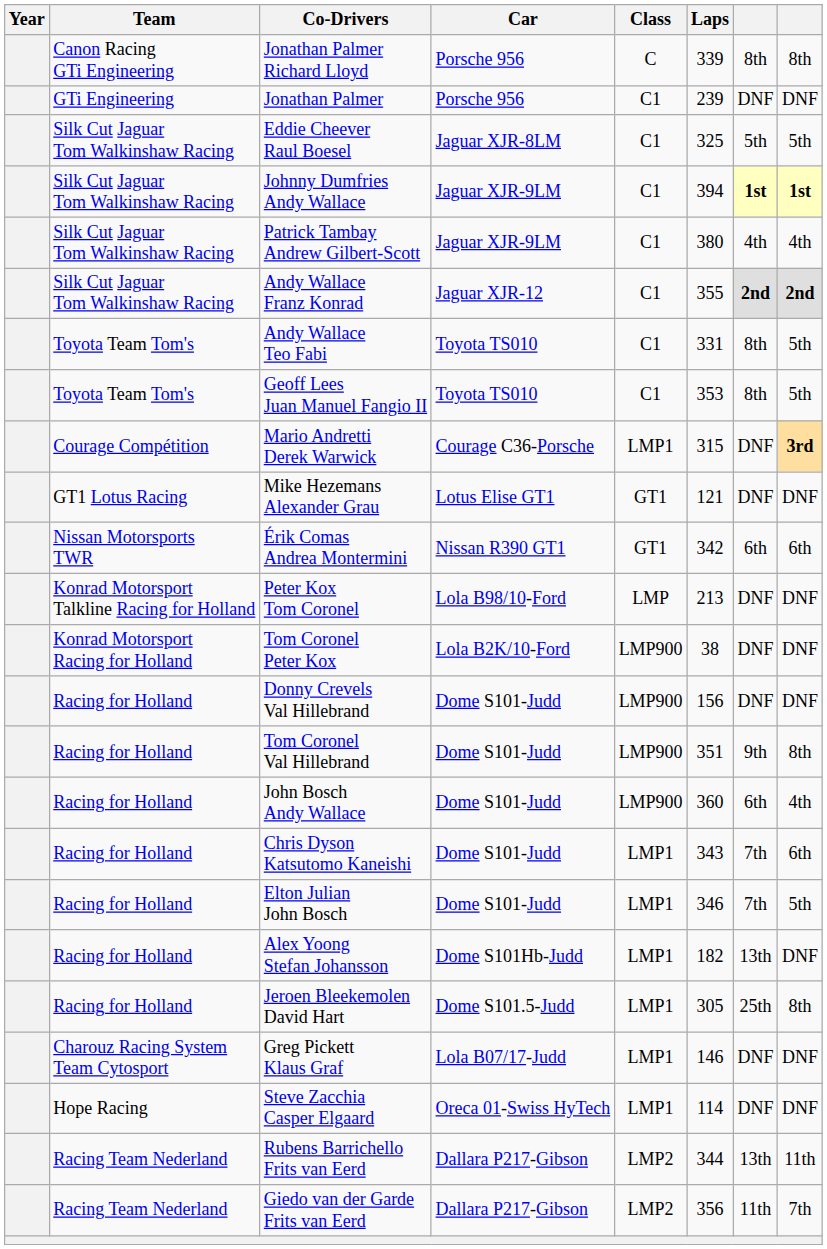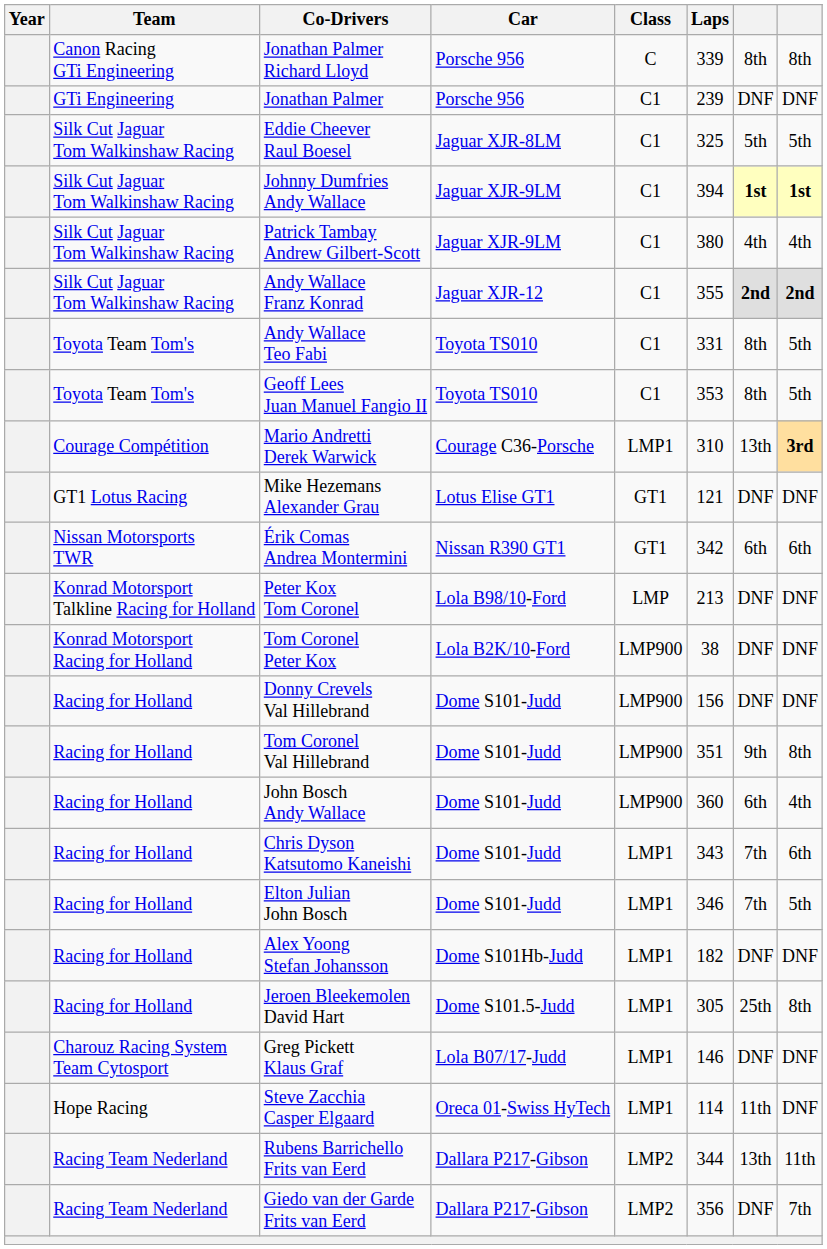(710, 446) 315 -> (710, 446) 310
(755, 446) DNF -> (755, 446) 13th
(755, 955) 13th -> (755, 955) DNF
(755, 1108) DNF -> (755, 1108) 11th
(755, 1210) 11th -> (755, 1210) DNF
